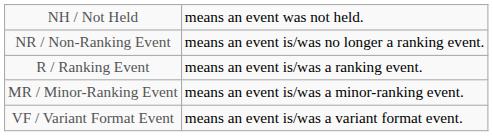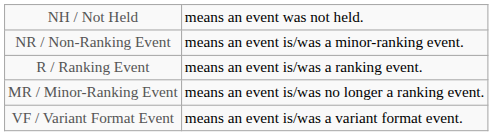(335, 42) means an event is/was no longer a ranking event. -> (324, 42) means an event is/was a minor-ranking event.
(324, 93) means an event is/was a minor-ranking event. -> (335, 93) means an event is/was no longer a ranking event.
